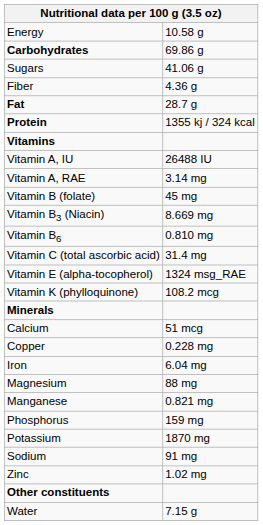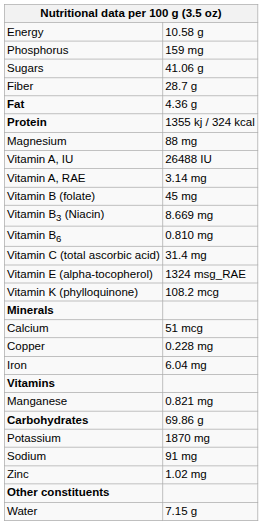rows swapped: (48, 50) <-> (38, 420)
(181, 86) 4.36 g -> (181, 86) 28.7 g
(181, 104) 28.7 g -> (181, 104) 4.36 g
rows swapped: (31, 141) <-> (37, 383)
